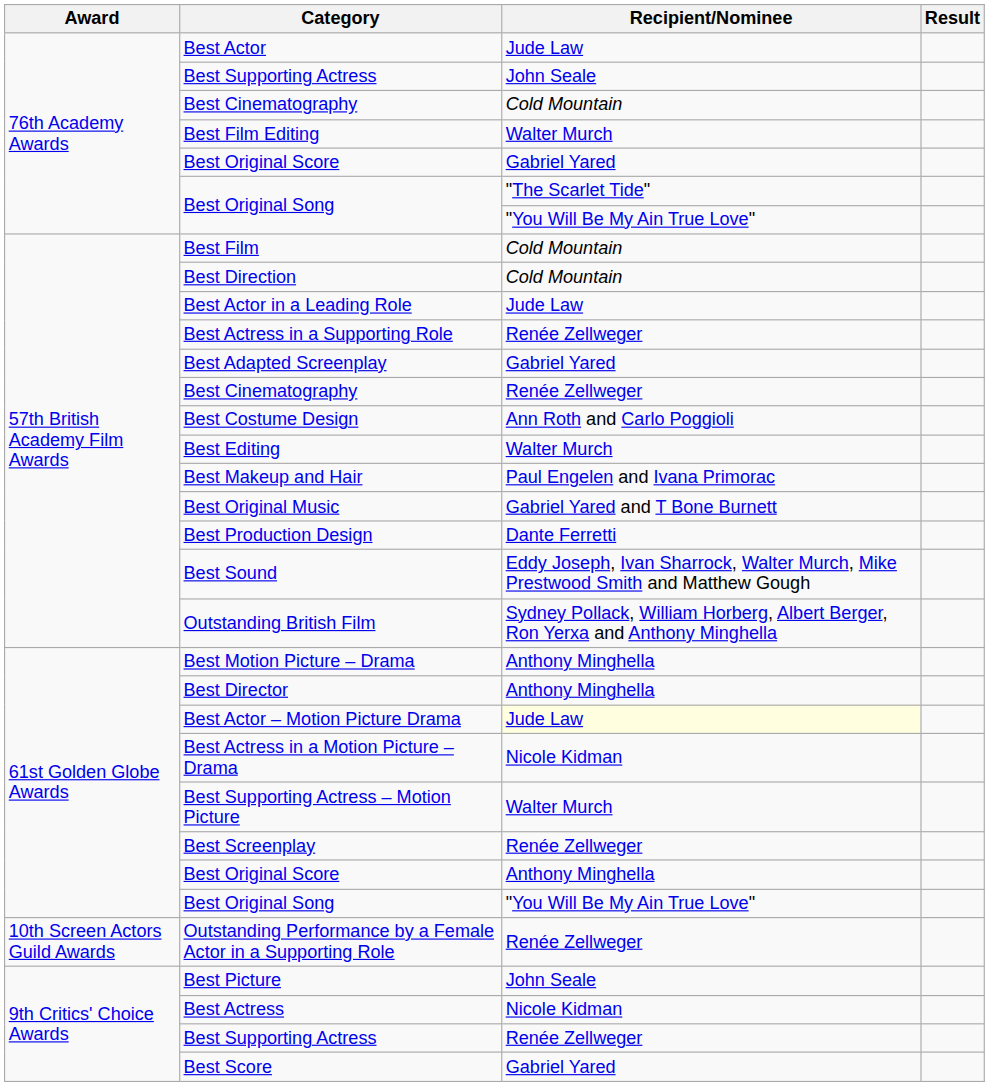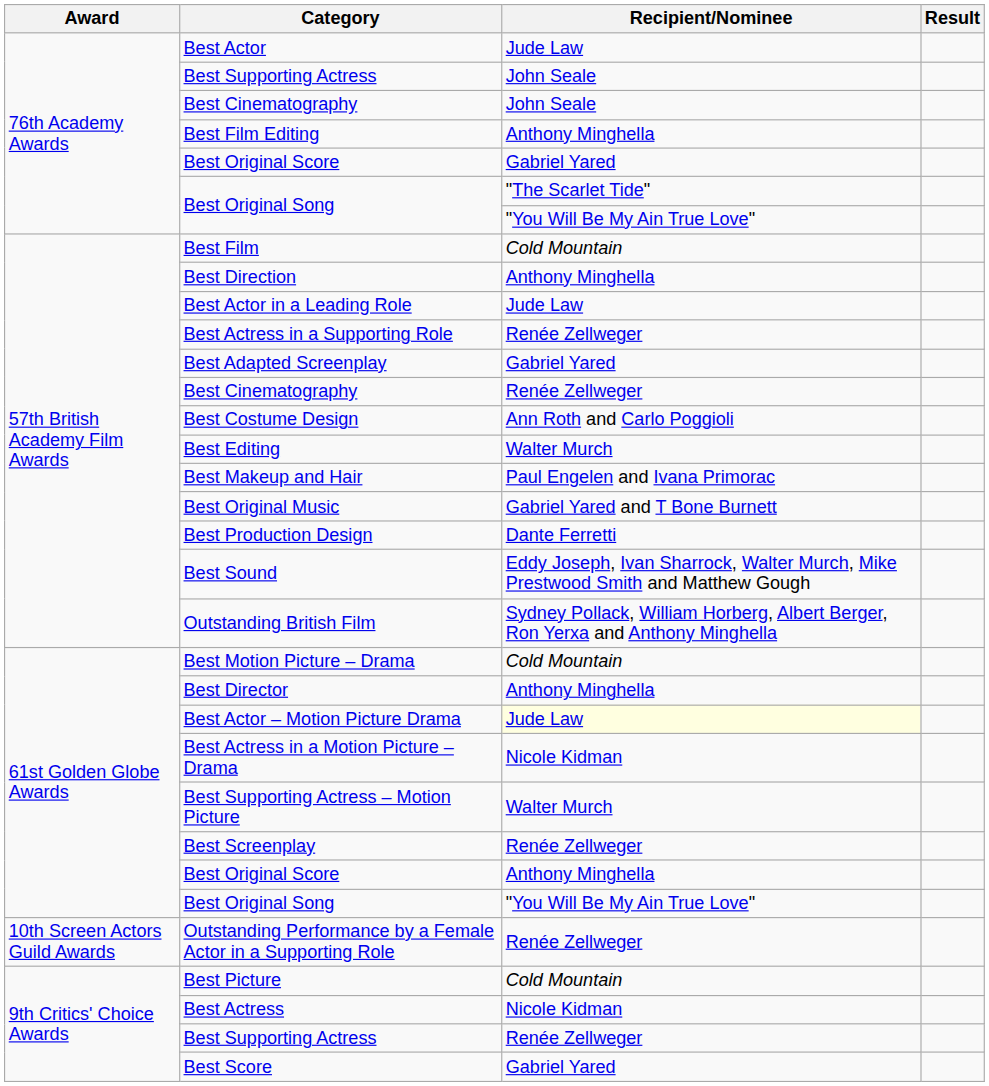(564, 104) Cold Mountain -> (551, 104) John Seale
(559, 133) Walter Murch -> (580, 133) Anthony Minghella
(564, 276) Cold Mountain -> (580, 276) Anthony Minghella
(580, 661) Anthony Minghella -> (564, 661) Cold Mountain
(551, 980) John Seale -> (564, 980) Cold Mountain
